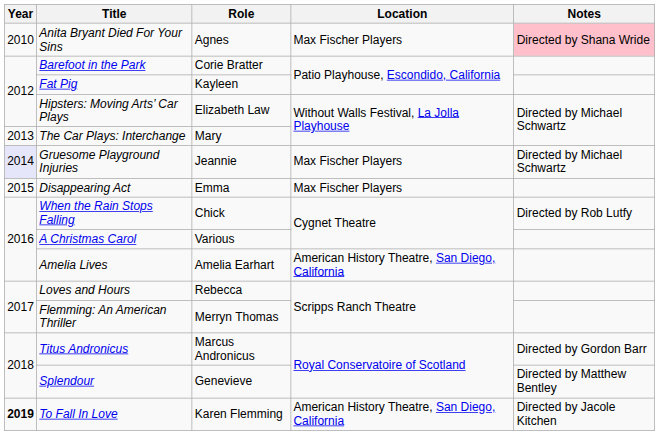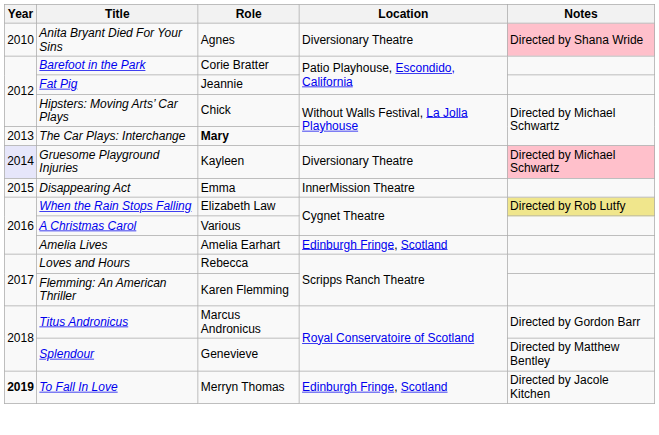(348, 39) Max Fischer Players -> (358, 39) Diversionary Theatre
(216, 84) Kayleen -> (222, 84) Jeannie
(232, 110) Elizabeth Law -> (216, 110) Chick
(208, 136) normal -> (215, 136) bold
(216, 161) Jeannie -> (223, 161) Kayleen
(348, 161) Max Fischer Players -> (358, 161) Diversionary Theatre
(569, 161) no background -> (563, 161) pink background
(348, 187) Max Fischer Players -> (358, 187) InnerMission Theatre
(210, 213) Chick -> (238, 206) Elizabeth Law
(574, 213) no background -> (568, 206) khaki background
(394, 265) American History Theatre, San Diego, California -> (375, 244) Edinburgh Fringe, Scotland
(237, 316) Merryn Thomas -> (245, 289) Karen Flemming
(239, 414) Karen Flemming -> (243, 387) Merryn Thomas
(394, 414) American History Theatre, San Diego, California -> (375, 387) Edinburgh Fringe, Scotland
